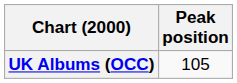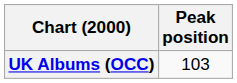(196, 64) 105 -> (196, 64) 103
